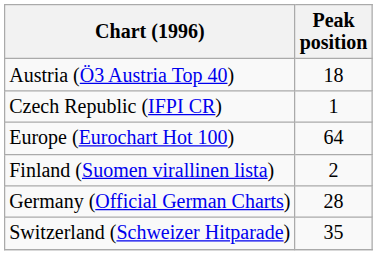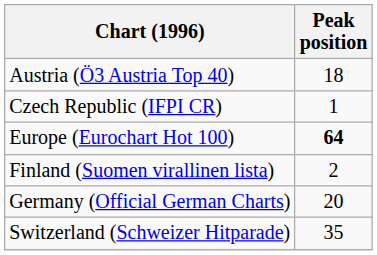(334, 138) normal -> (334, 138) bold
(334, 201) 28 -> (334, 201) 20
